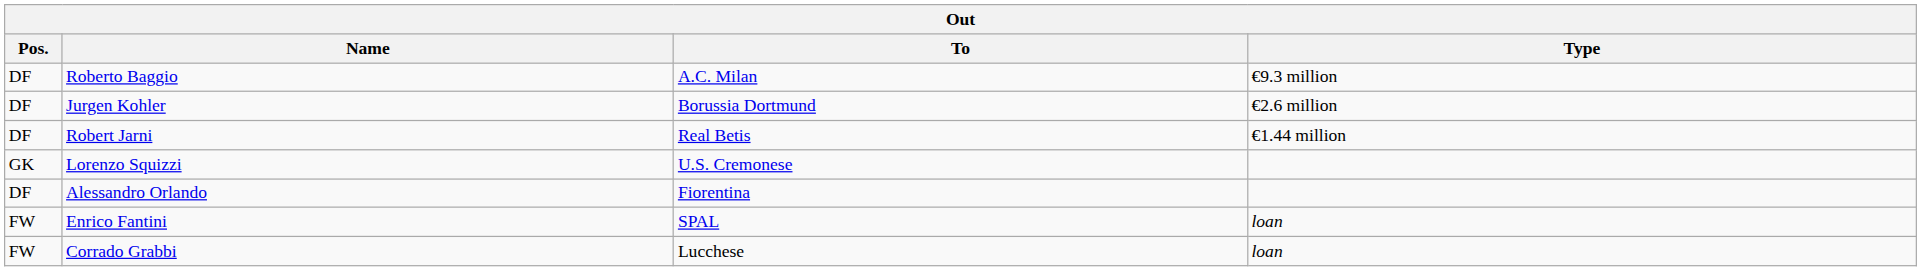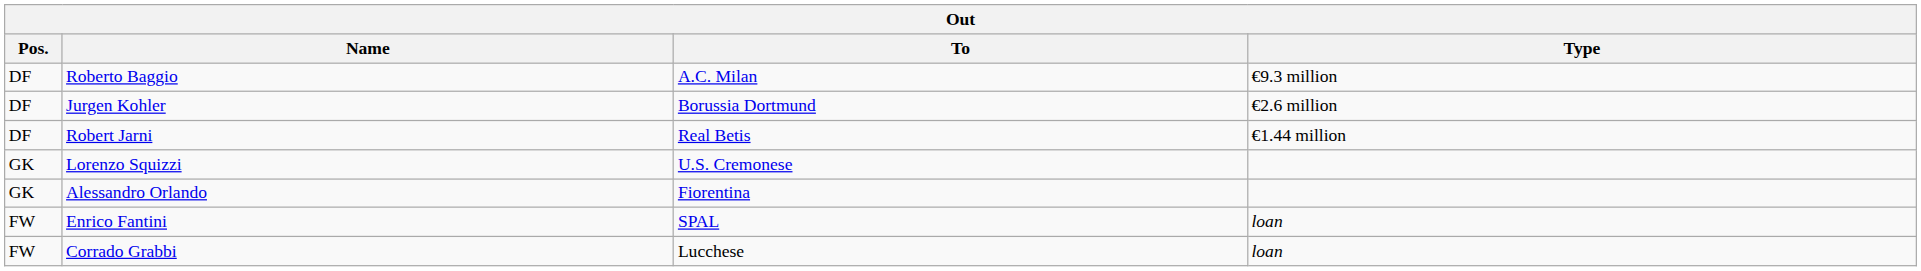(20, 193) DF -> (21, 193) GK
